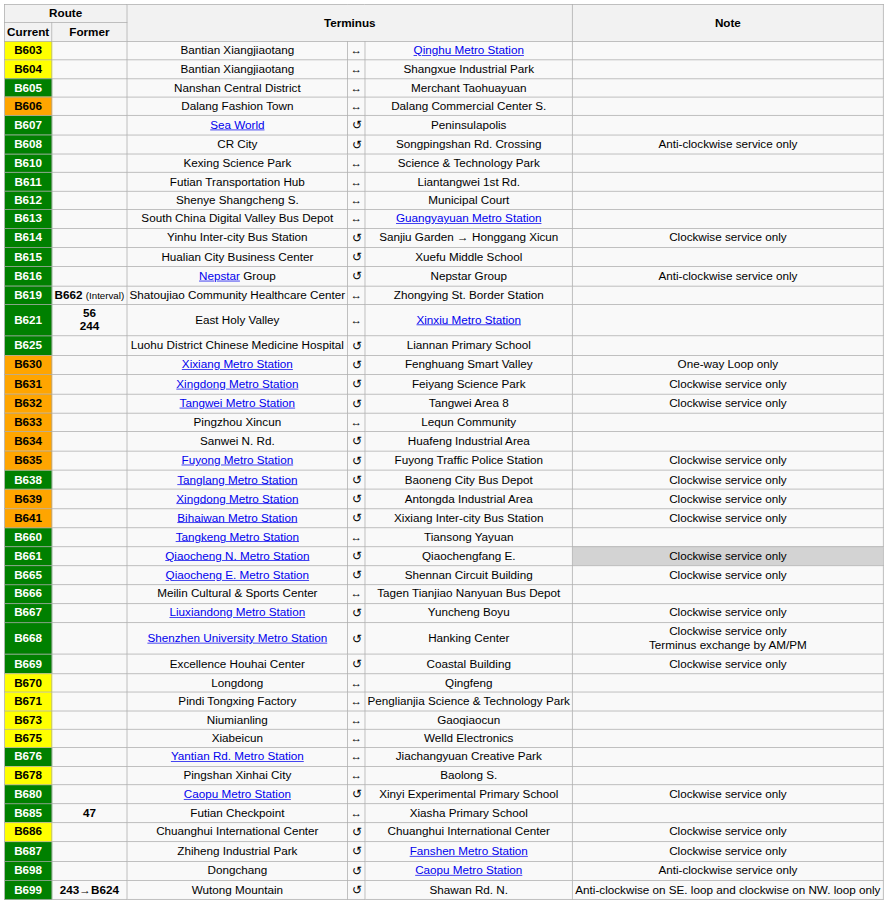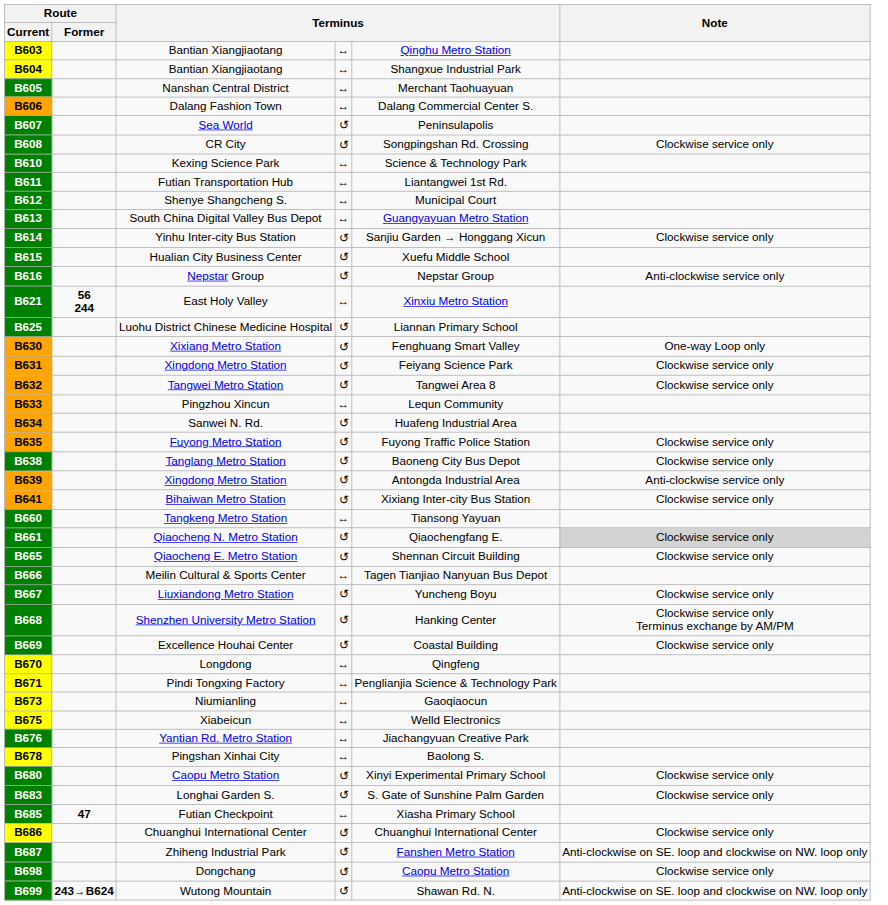(728, 144) Anti-clockwise service only -> (715, 144) Clockwise service only
- row: (28, 295)
(728, 499) Clockwise service only -> (715, 480) Anti-clockwise service only
+ row: (28, 795)
(728, 851) Clockwise service only -> (715, 852) Anti-clockwise on SE. loop and clockwise on NW. loop only
(728, 870) Anti-clockwise service only -> (715, 871) Clockwise service only
